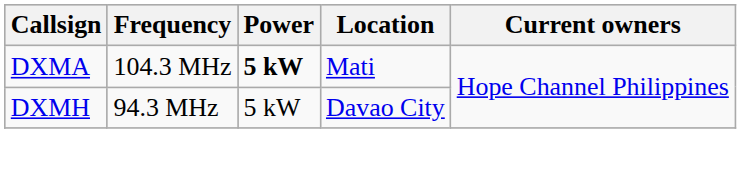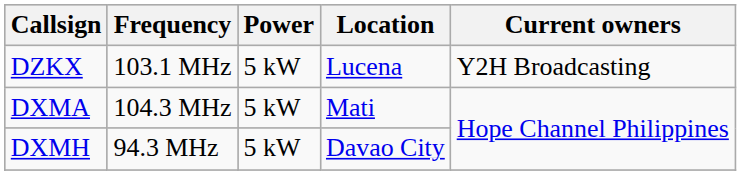+ row: (47, 66)
(273, 66) bold -> (272, 107) normal
